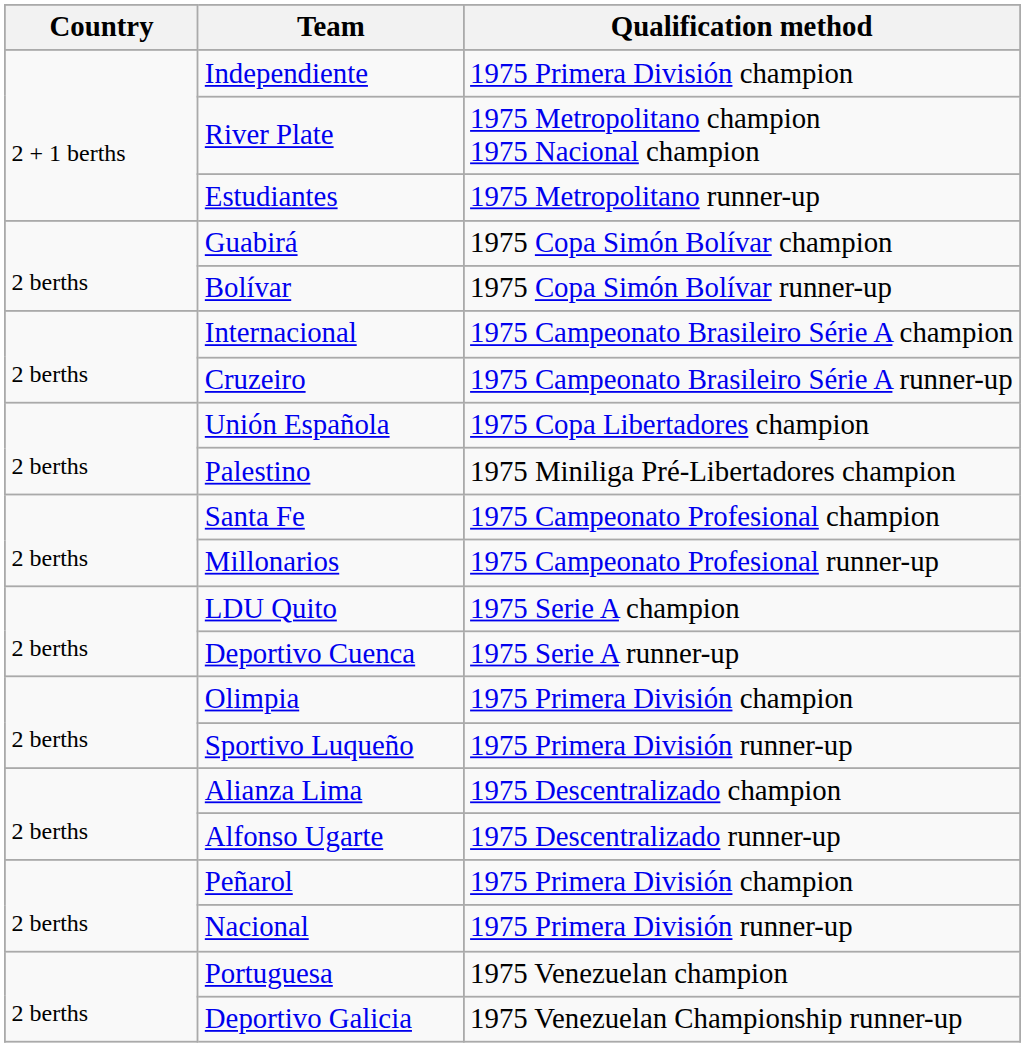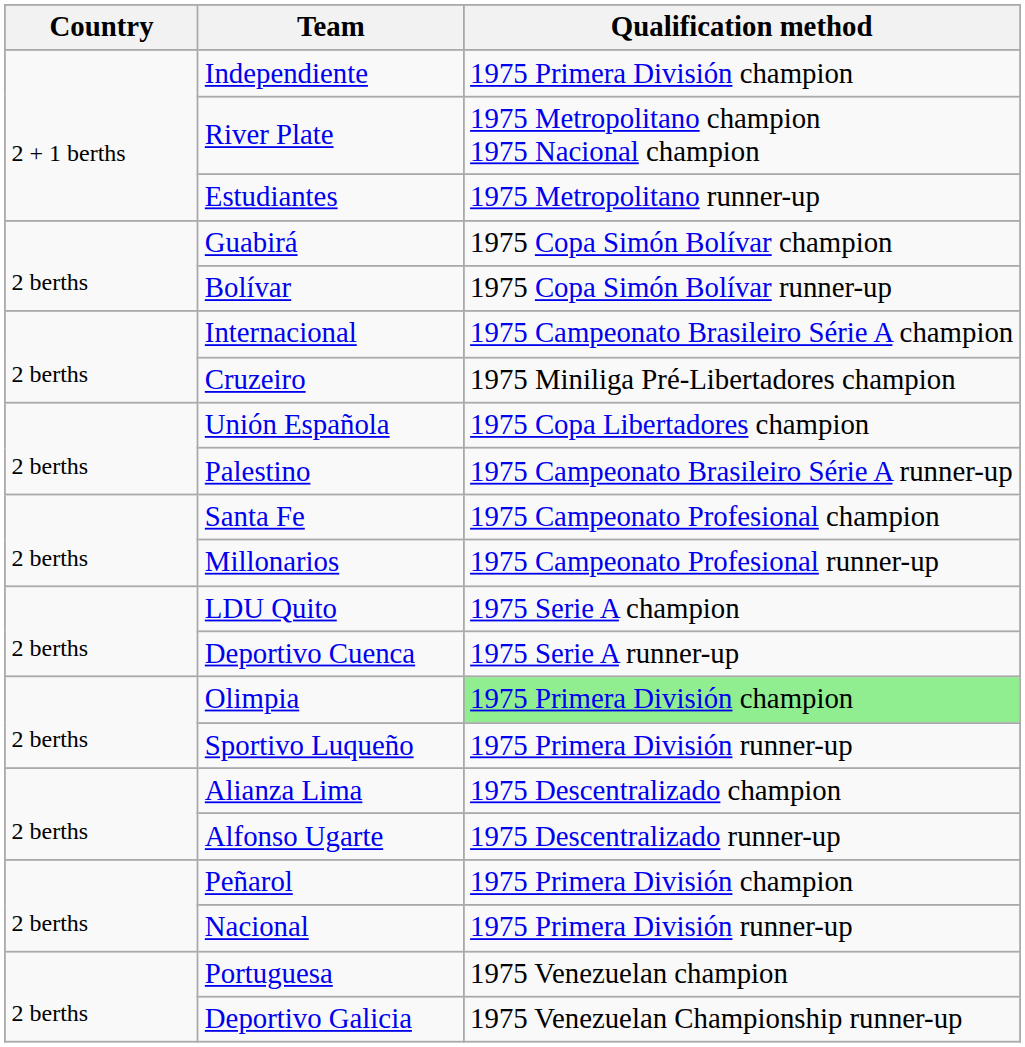(741, 379) 1975 Campeonato Brasileiro Série A runner-up -> (713, 379) 1975 Miniliga Pré-Libertadores champion
(713, 470) 1975 Miniliga Pré-Libertadores champion -> (741, 470) 1975 Campeonato Brasileiro Série A runner-up
(662, 699) no background -> (662, 699) lightgreen background
